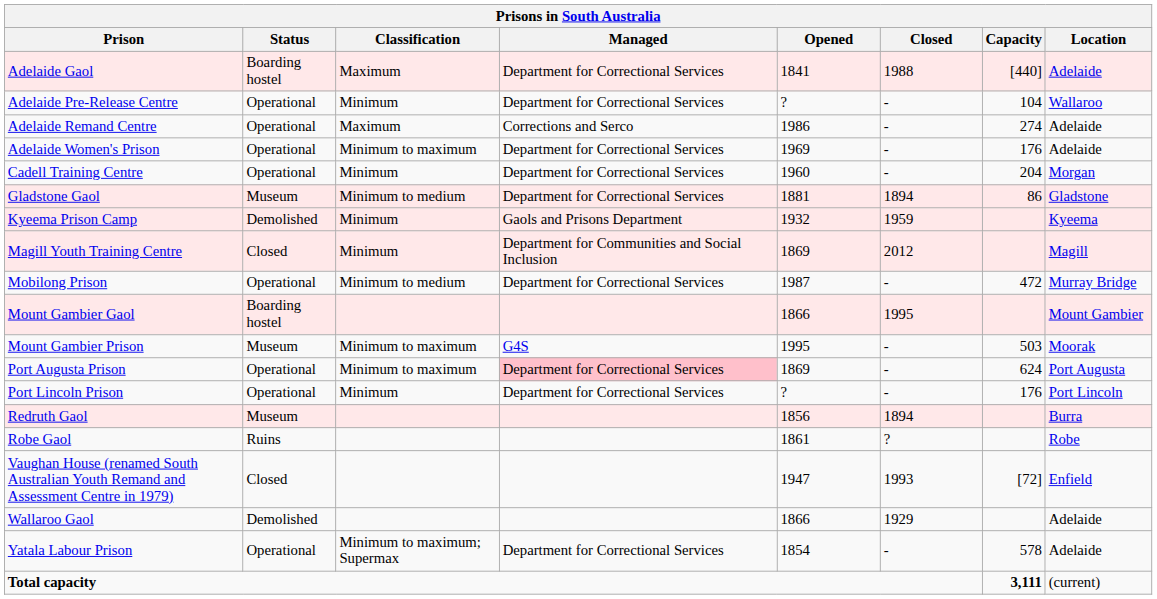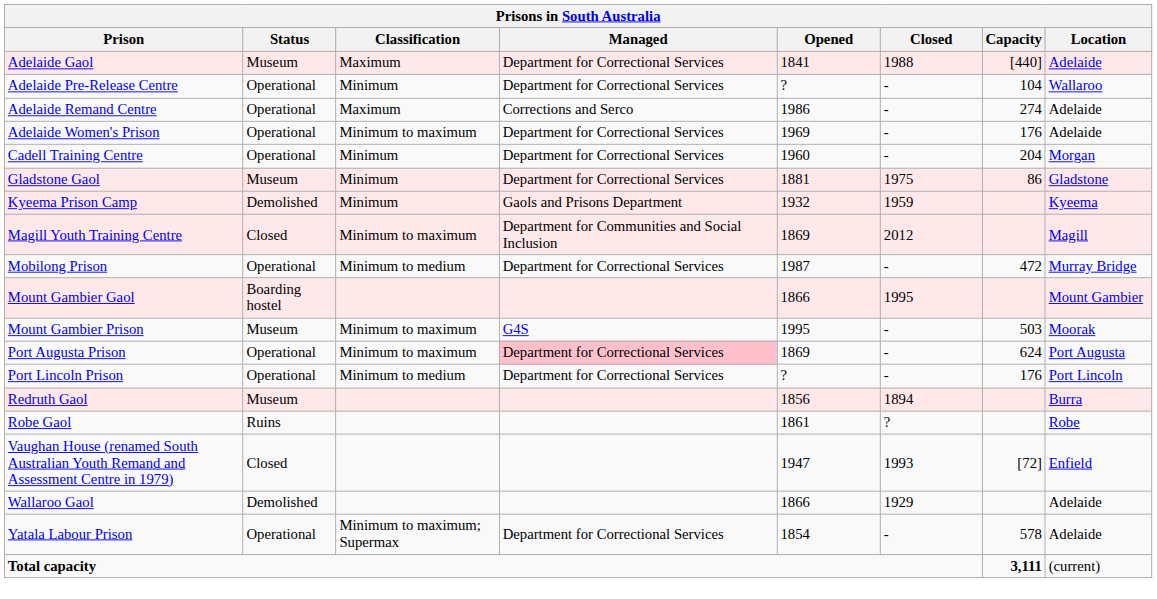(274, 71) Boarding hostel -> (272, 62) Museum
(402, 196) Minimum to medium -> (369, 179) Minimum
(899, 196) 1894 -> (899, 179) 1975
(369, 251) Minimum -> (408, 234) Minimum to maximum
(369, 392) Minimum -> (402, 376) Minimum to medium
